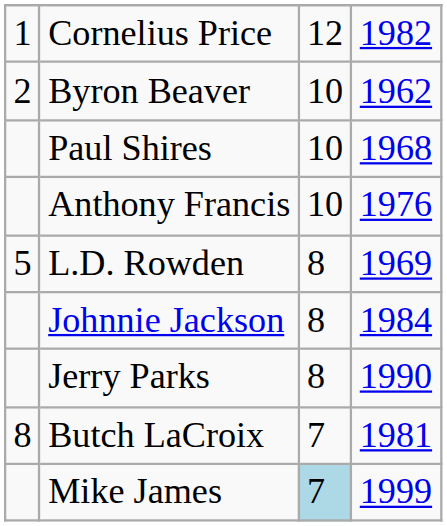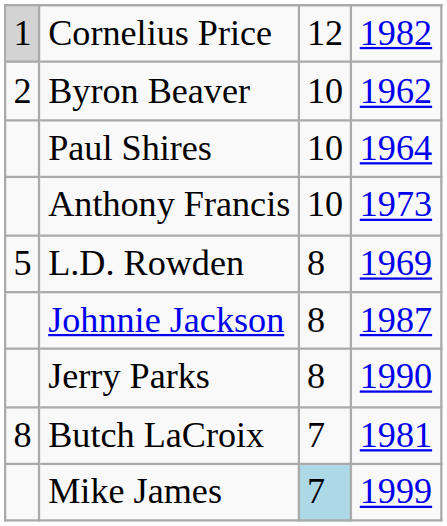(23, 33) no background -> (23, 33) lightgrey background
(396, 147) 1968 -> (396, 147) 1964
(396, 205) 1976 -> (396, 205) 1973
(396, 319) 1984 -> (396, 319) 1987
